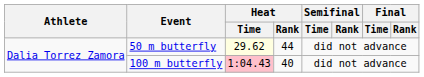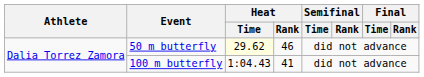(287, 46) 44 -> (287, 46) 46
(249, 64) pink background -> (249, 64) no background
(287, 64) 40 -> (287, 64) 41
